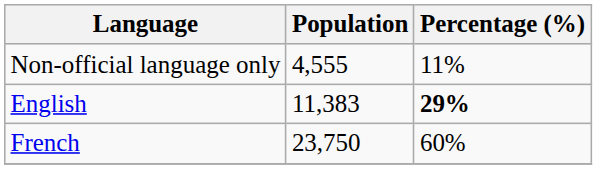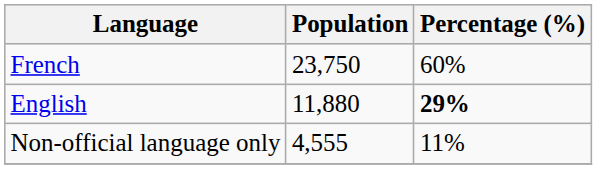rows swapped: (45, 143) <-> (145, 63)
(326, 103) 11,383 -> (326, 103) 11,880
